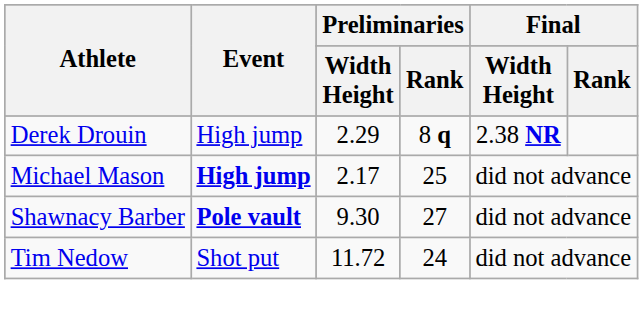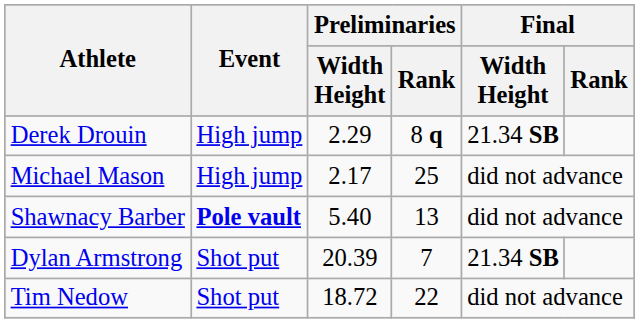(518, 135) 2.38 NR -> (513, 135) 21.34 SB
(254, 176) bold -> (249, 176) normal
(358, 216) 9.30 -> (350, 216) 5.40
(435, 216) 27 -> (427, 216) 13
+ row: (96, 257)
(358, 257) 11.72 -> (350, 297) 18.72
(435, 257) 24 -> (427, 297) 22
